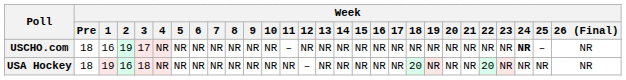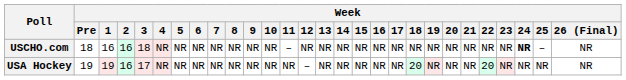(126, 48) 19 -> (126, 48) 16
(144, 48) 17 -> (144, 48) 18
(87, 66) 18 -> (87, 66) 19
(144, 66) 18 -> (144, 66) 17
